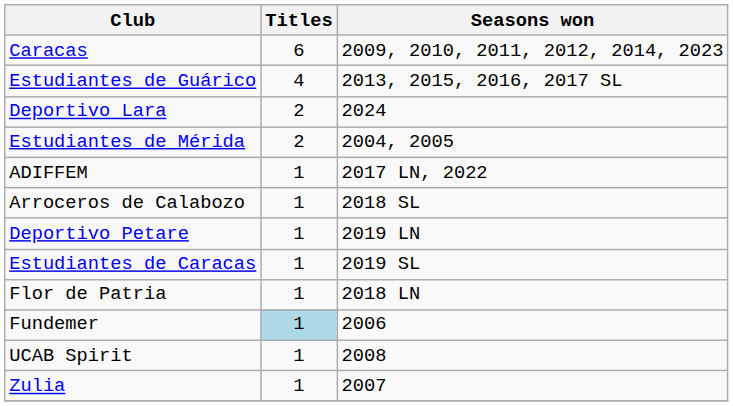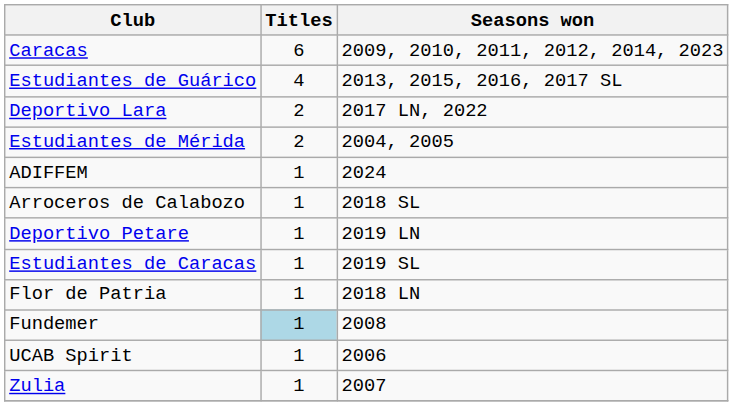(364, 112) 2024 -> (415, 112) 2017 LN, 2022
(415, 173) 2017 LN, 2022 -> (364, 173) 2024
(364, 325) 2006 -> (364, 325) 2008
(364, 356) 2008 -> (364, 356) 2006
